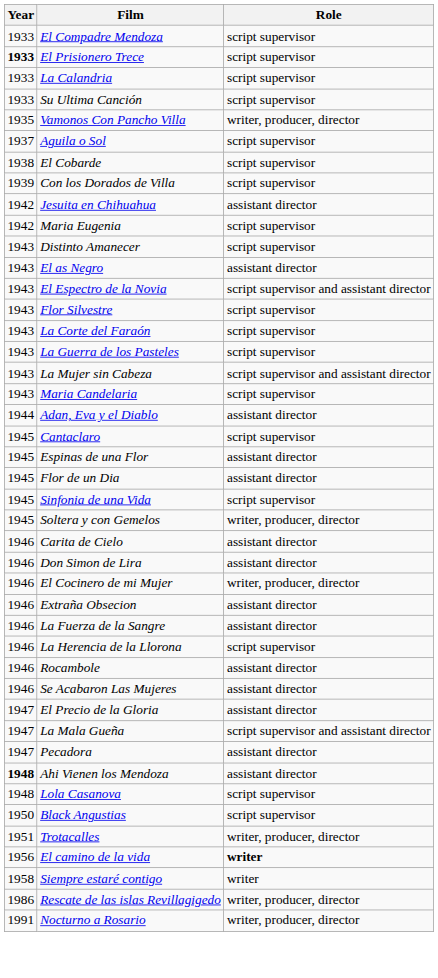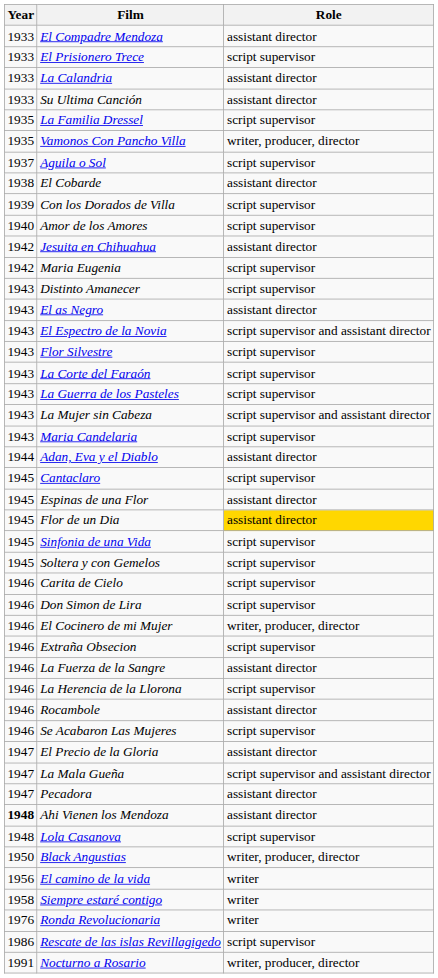(271, 36) script supervisor -> (272, 36) assistant director
(21, 57) bold -> (21, 57) normal
(271, 78) script supervisor -> (272, 78) assistant director
(271, 99) script supervisor -> (272, 99) assistant director
+ row: (92, 120)
(271, 162) script supervisor -> (272, 183) assistant director
+ row: (94, 225)
(272, 478) no background -> (272, 520) gold background
(293, 520) writer, producer, director -> (271, 562) script supervisor
(272, 541) assistant director -> (271, 583) script supervisor
(272, 562) assistant director -> (271, 604) script supervisor
(272, 604) assistant director -> (271, 646) script supervisor
(272, 688) assistant director -> (271, 731) script supervisor
(271, 815) script supervisor -> (293, 857) writer, producer, director
- row: (70, 836)
(245, 857) bold -> (243, 878) normal
+ row: (100, 920)
(293, 899) writer, producer, director -> (271, 941) script supervisor
